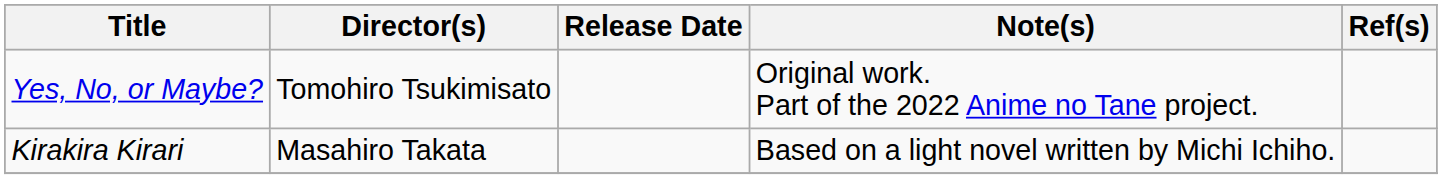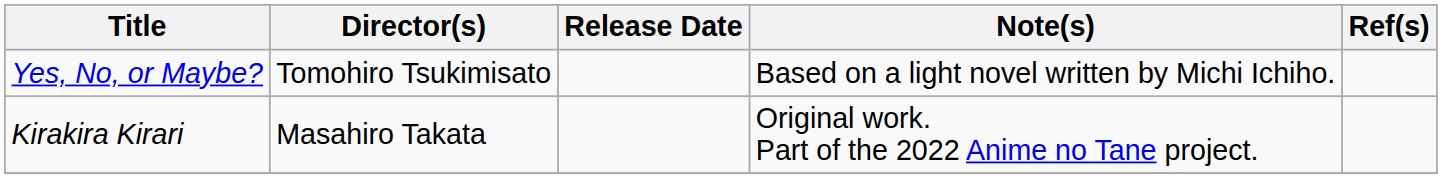(1007, 88) Original work. Part of the 2022 Anime no Tane project. -> (1046, 72) Based on a light novel written by Michi Ichiho.
(1046, 150) Based on a light novel written by Michi Ichiho. -> (1007, 134) Original work. Part of the 2022 Anime no Tane project.
